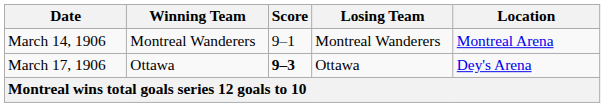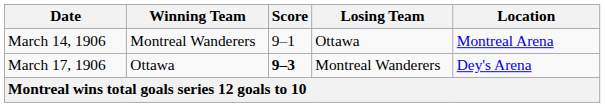(378, 41) Montreal Wanderers -> (337, 41) Ottawa
(337, 65) Ottawa -> (378, 65) Montreal Wanderers
